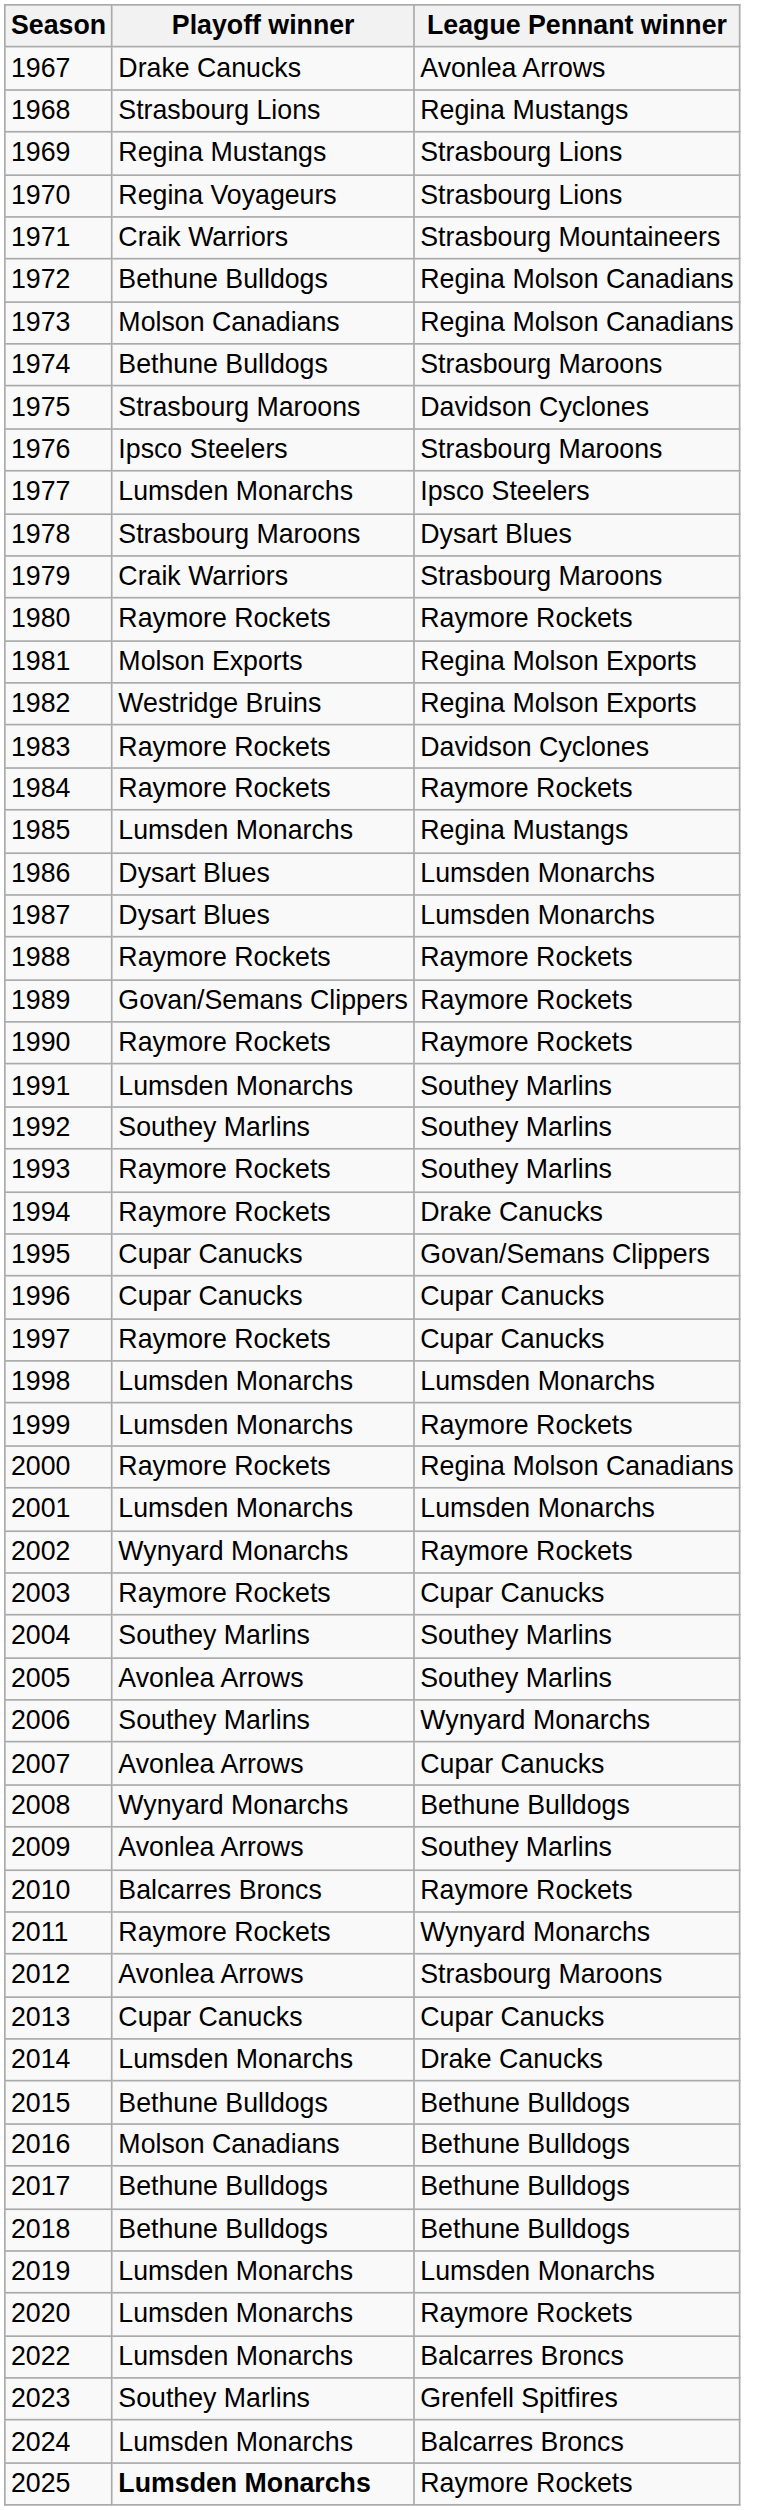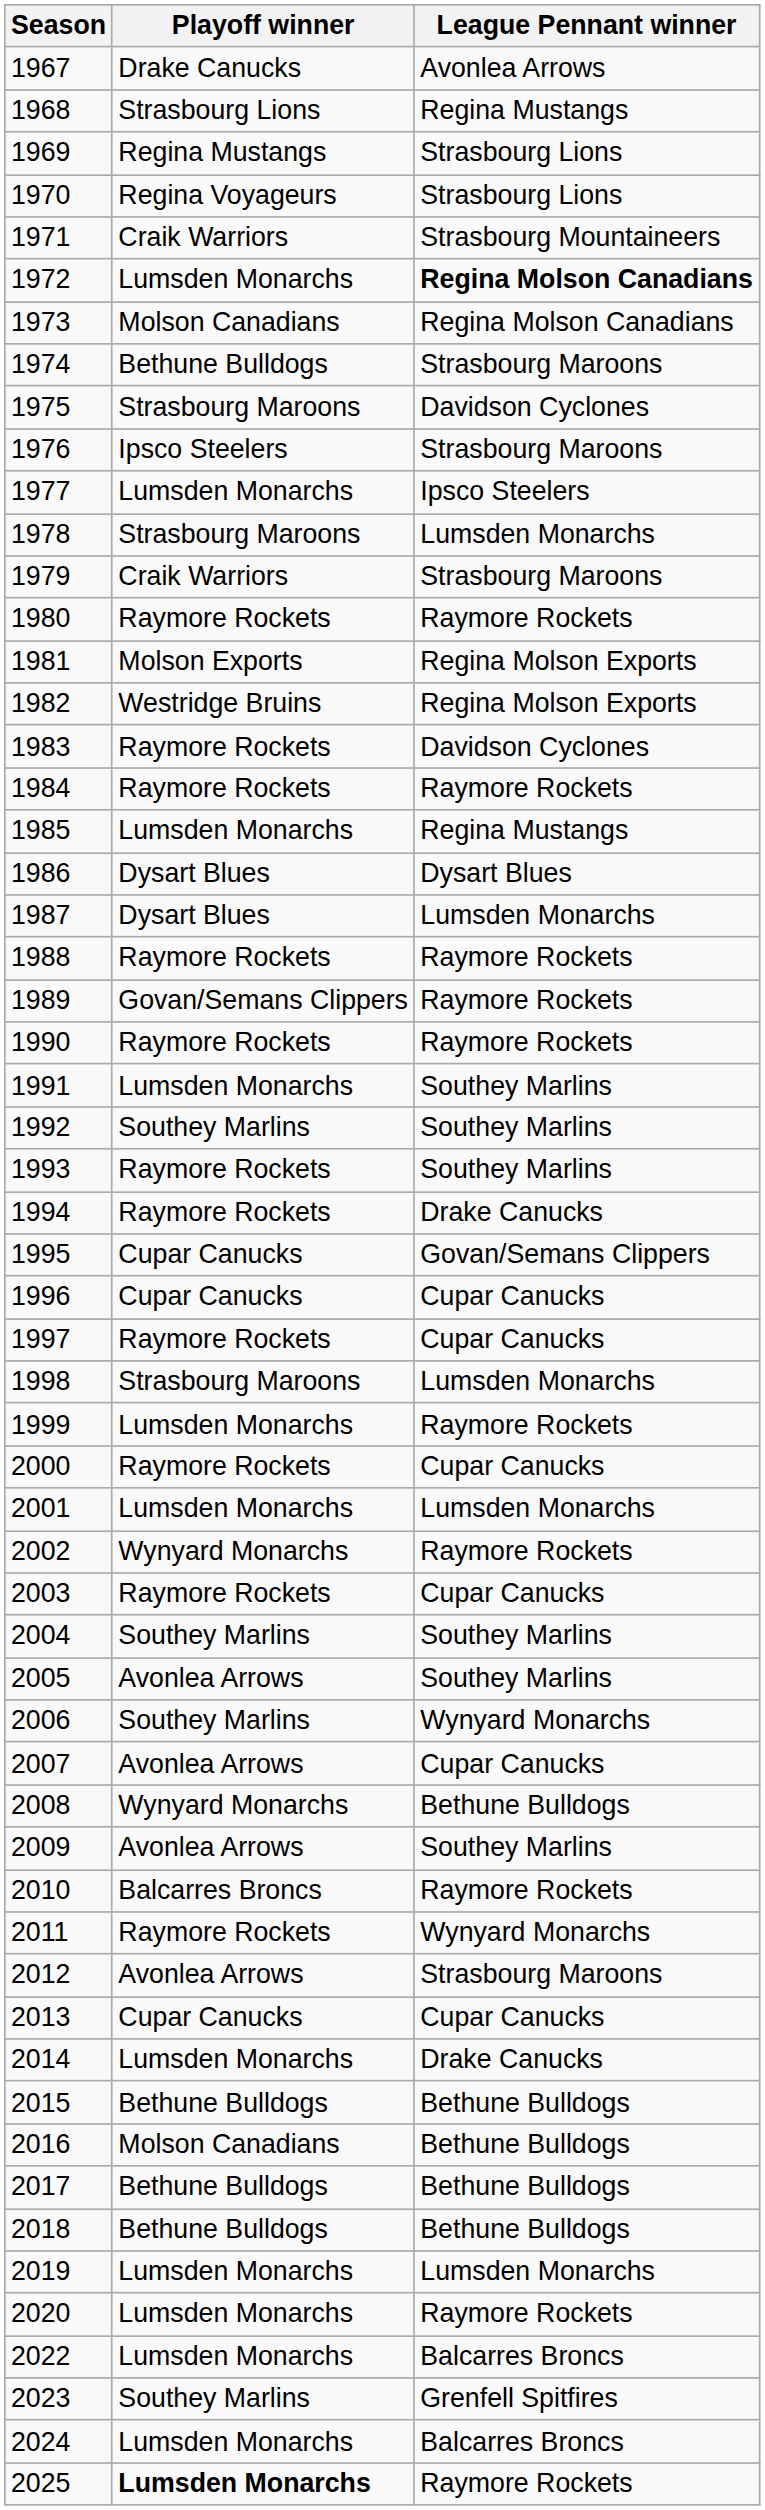(223, 279) Bethune Bulldogs -> (236, 279) Lumsden Monarchs
(577, 279) normal -> (587, 279) bold
(496, 534) Dysart Blues -> (538, 534) Lumsden Monarchs
(538, 873) Lumsden Monarchs -> (496, 873) Dysart Blues
(236, 1381) Lumsden Monarchs -> (239, 1381) Strasbourg Maroons
(577, 1466) Regina Molson Canadians -> (512, 1466) Cupar Canucks
